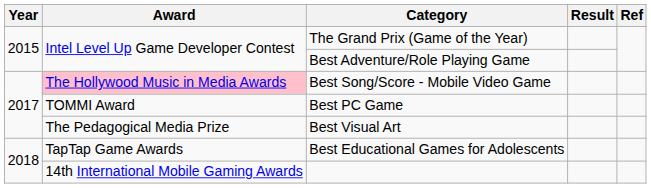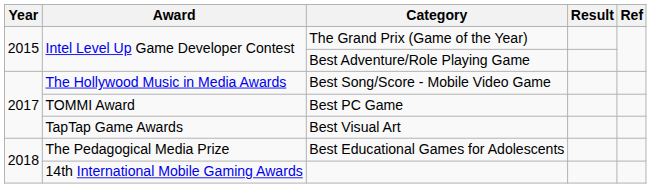(166, 82) pink background -> (166, 82) no background
(137, 127) The Pedagogical Media Prize -> (114, 127) TapTap Game Awards
(114, 149) TapTap Game Awards -> (137, 149) The Pedagogical Media Prize
